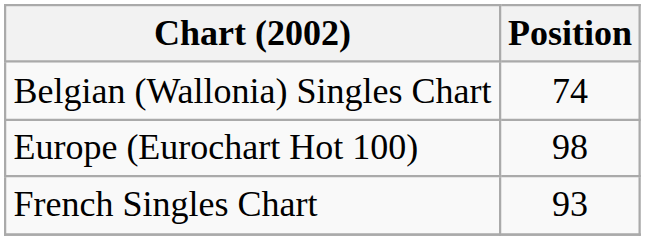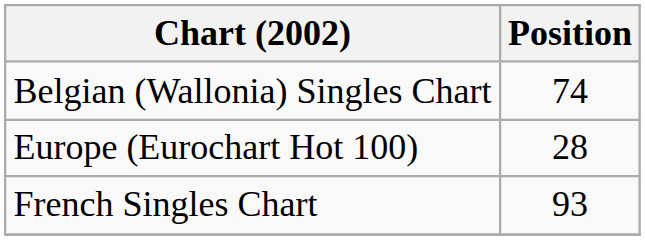(570, 147) 98 -> (570, 147) 28
